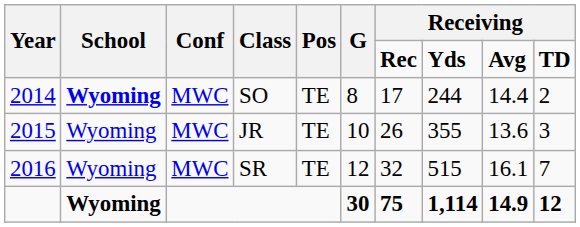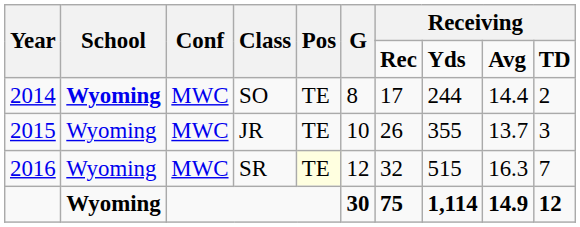(508, 131) 13.6 -> (508, 131) 13.7
(316, 167) no background -> (316, 167) lightyellow background
(508, 167) 16.1 -> (508, 167) 16.3
